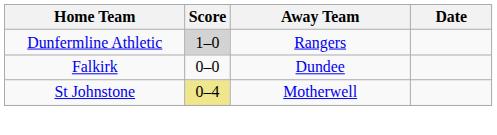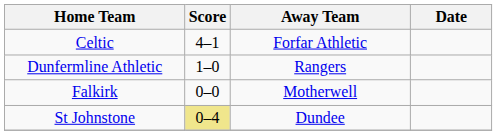+ row: (95, 42)
(207, 42) lightgrey background -> (207, 67) no background
(320, 67) Dundee -> (320, 92) Motherwell
(320, 92) Motherwell -> (320, 117) Dundee
